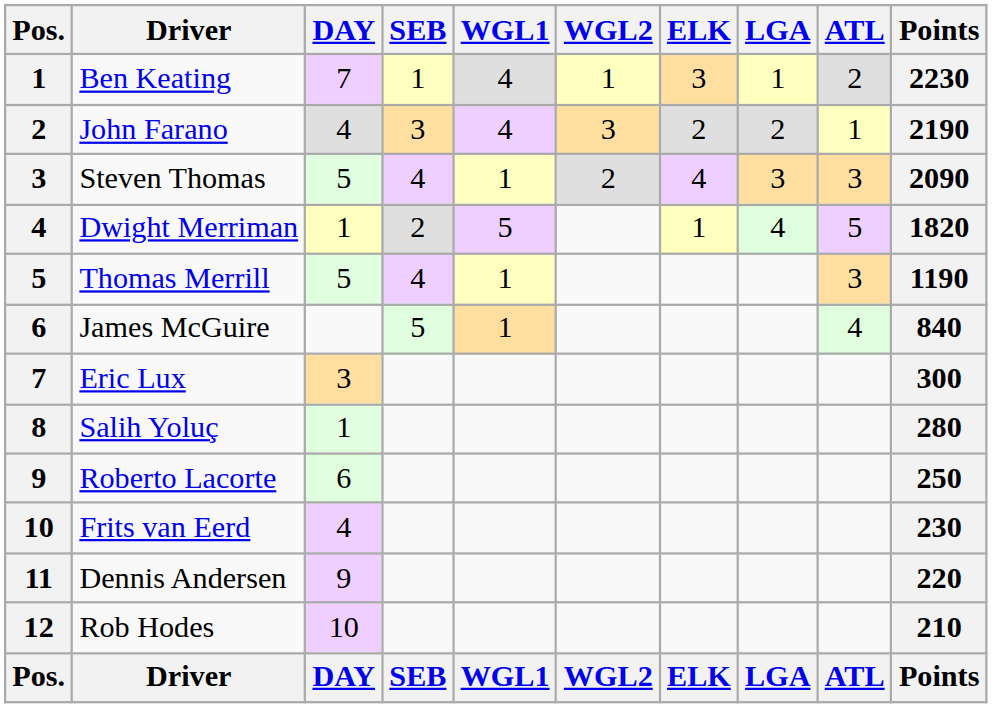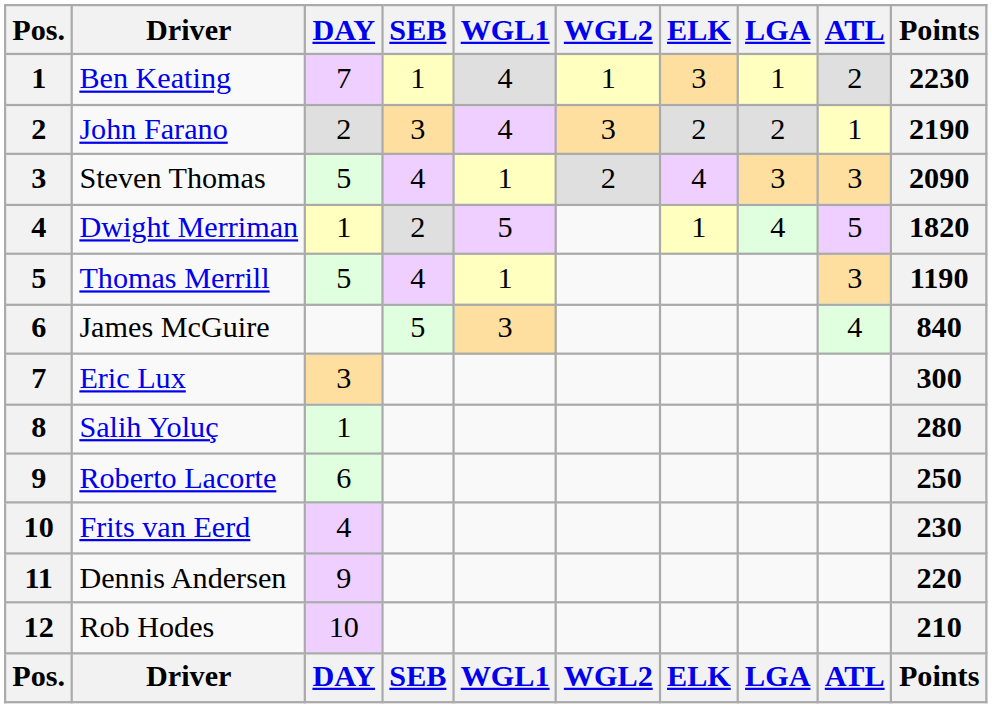(344, 128) 4 -> (344, 128) 2
(505, 327) 1 -> (505, 327) 3
